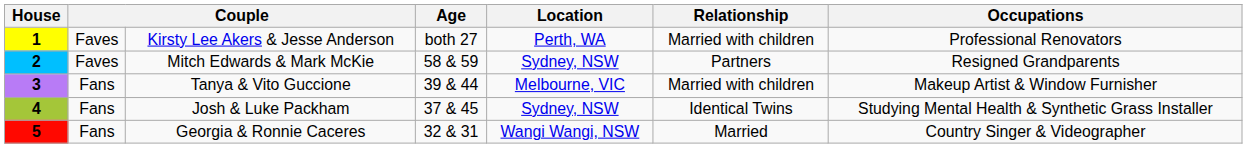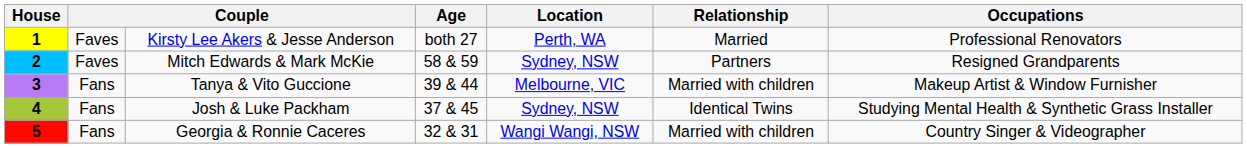(741, 39) Married with children -> (741, 39) Married
(741, 131) Married -> (741, 131) Married with children
